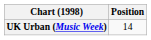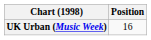(128, 27) 14 -> (128, 27) 16
